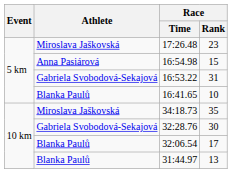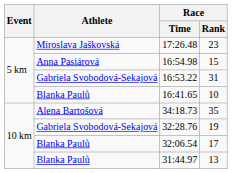(78, 111) Miroslava Jaškovská -> (70, 111) Alena Bartošová
(213, 127) 30 -> (213, 127) 19
